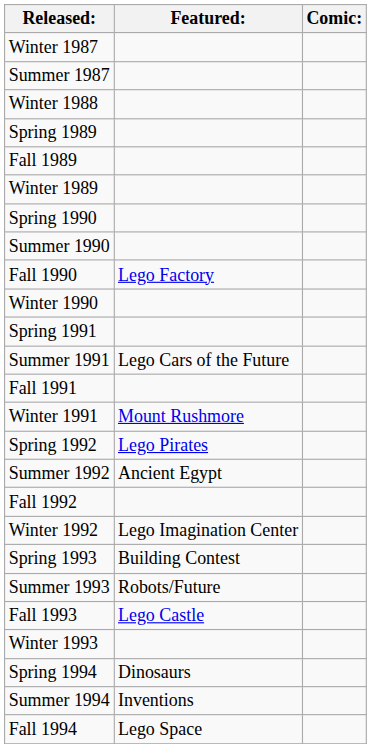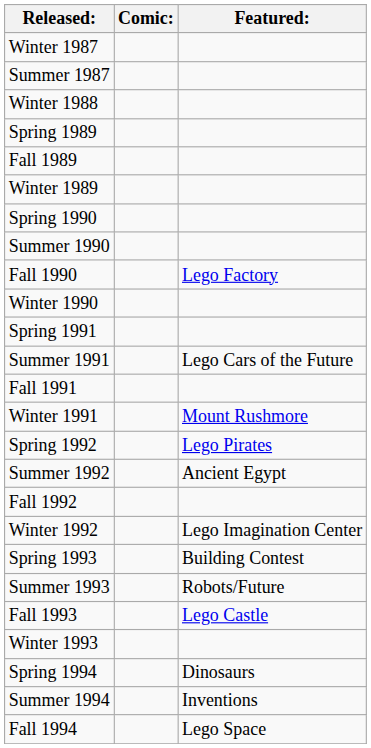columns swapped: (208, 18) <-> (334, 18)
